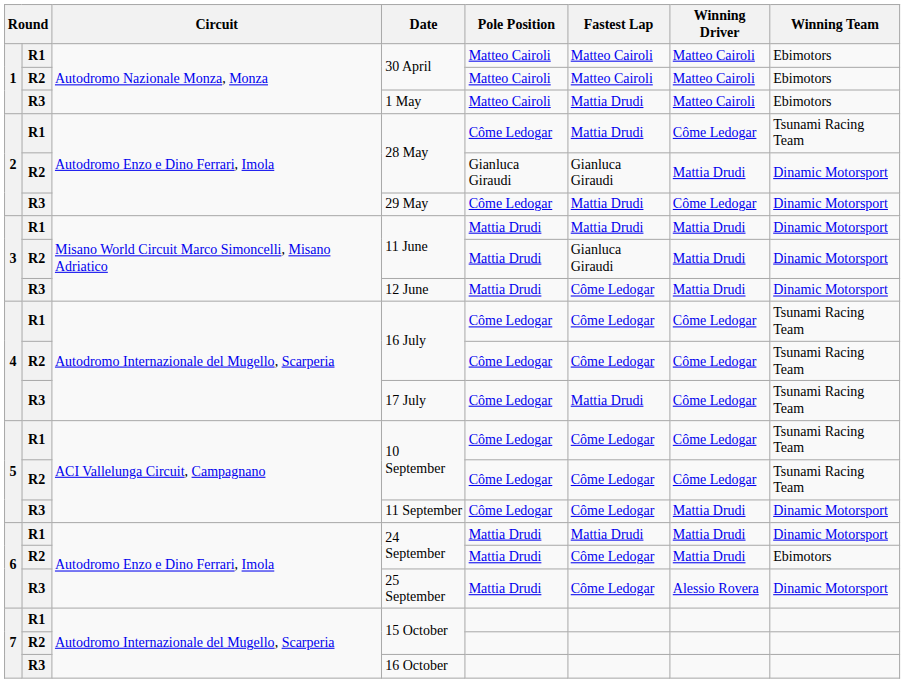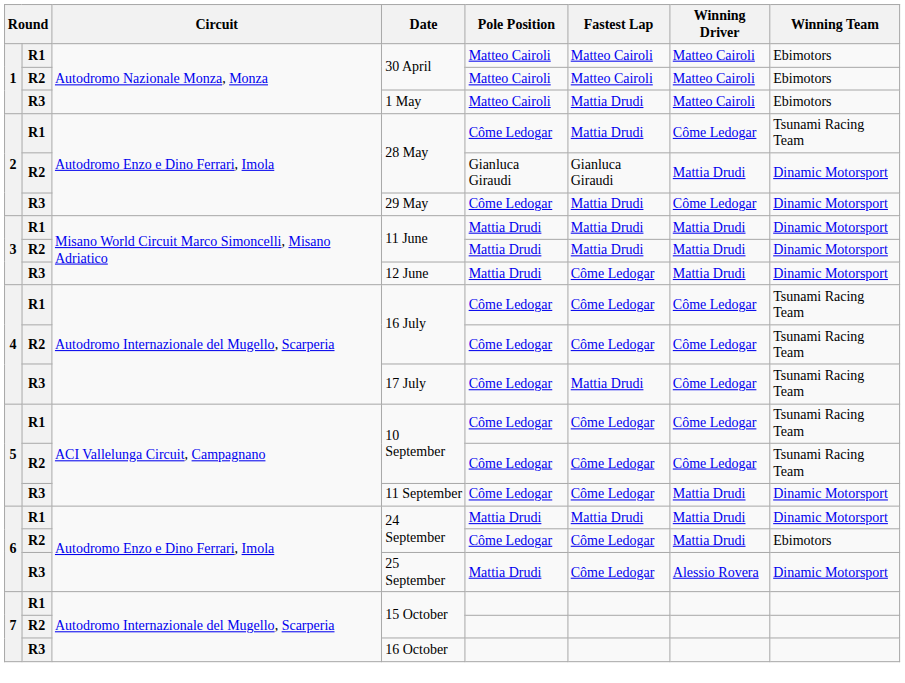(596, 258) Gianluca Giraudi -> (607, 249) Mattia Drudi
(505, 556) Mattia Drudi -> (510, 540) Côme Ledogar
